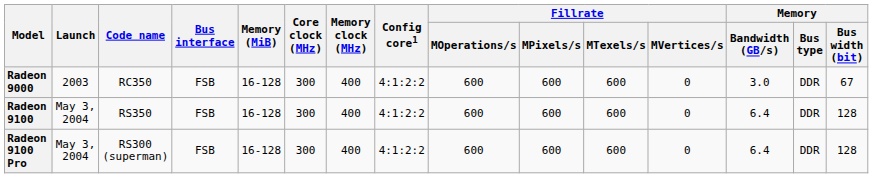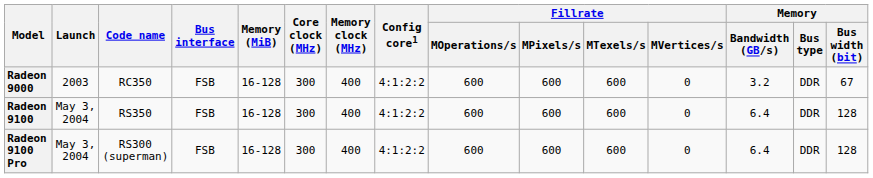(760, 82) 3.0 -> (760, 82) 3.2
